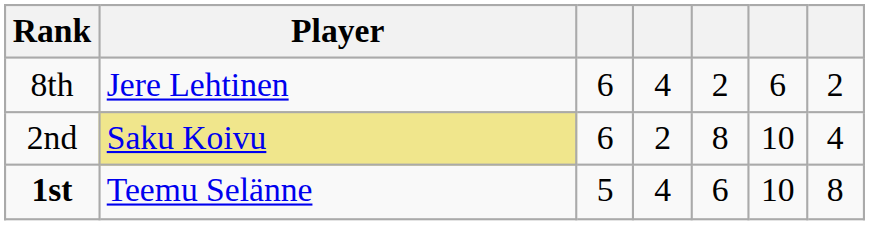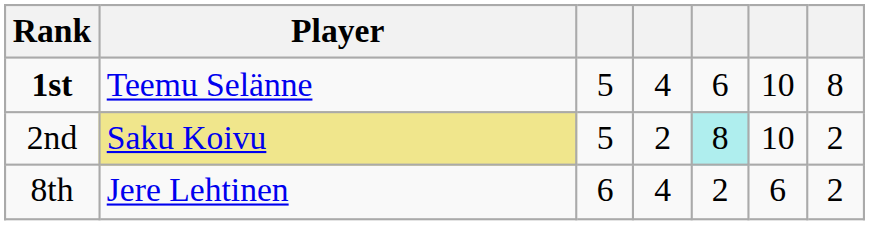rows swapped: (52, 191) <-> (52, 84)
(605, 137) 6 -> (605, 137) 5
(720, 137) no background -> (720, 137) paleturquoise background
(835, 137) 4 -> (835, 137) 2
